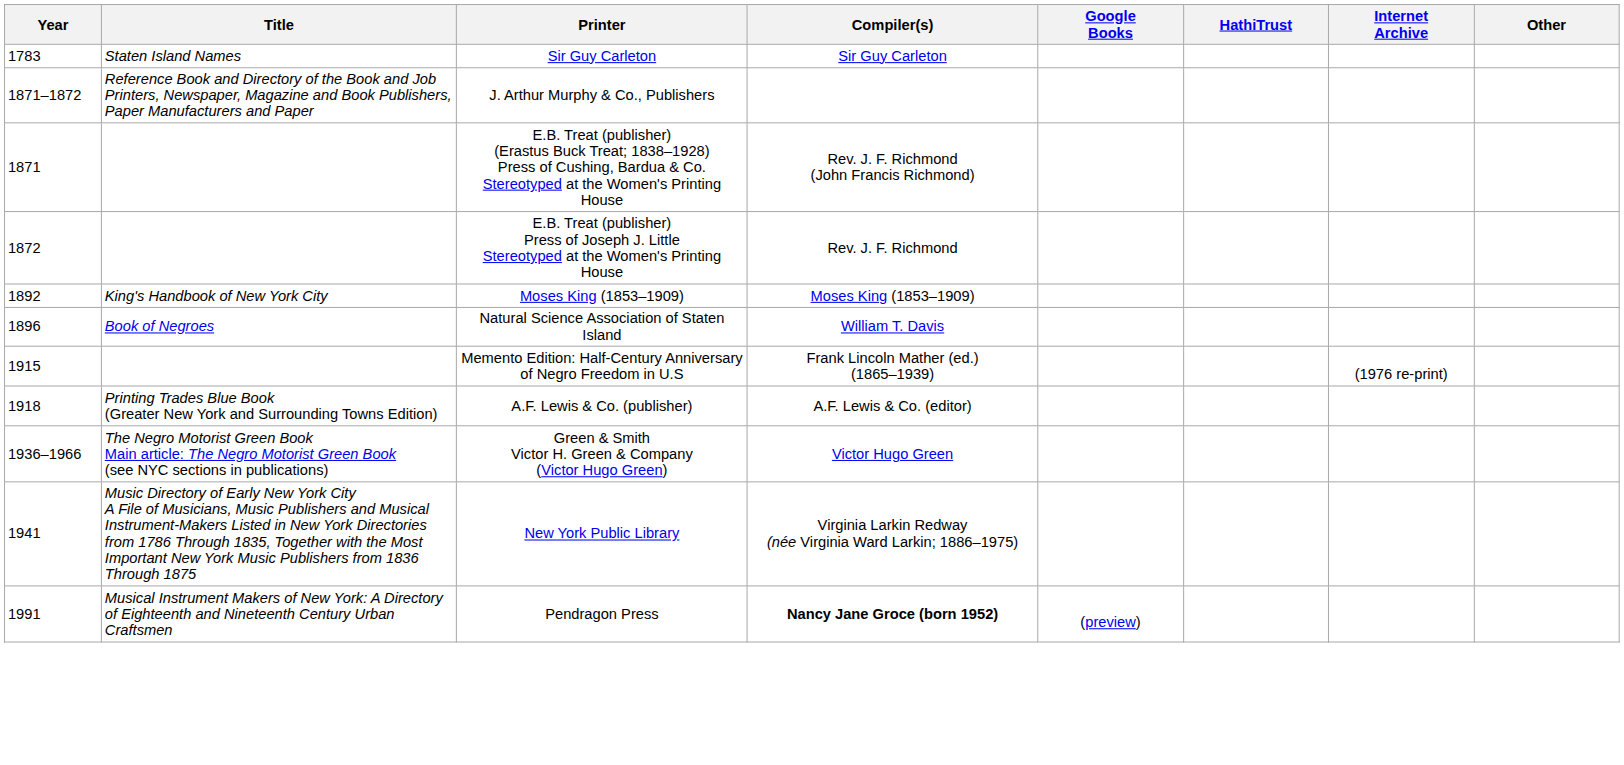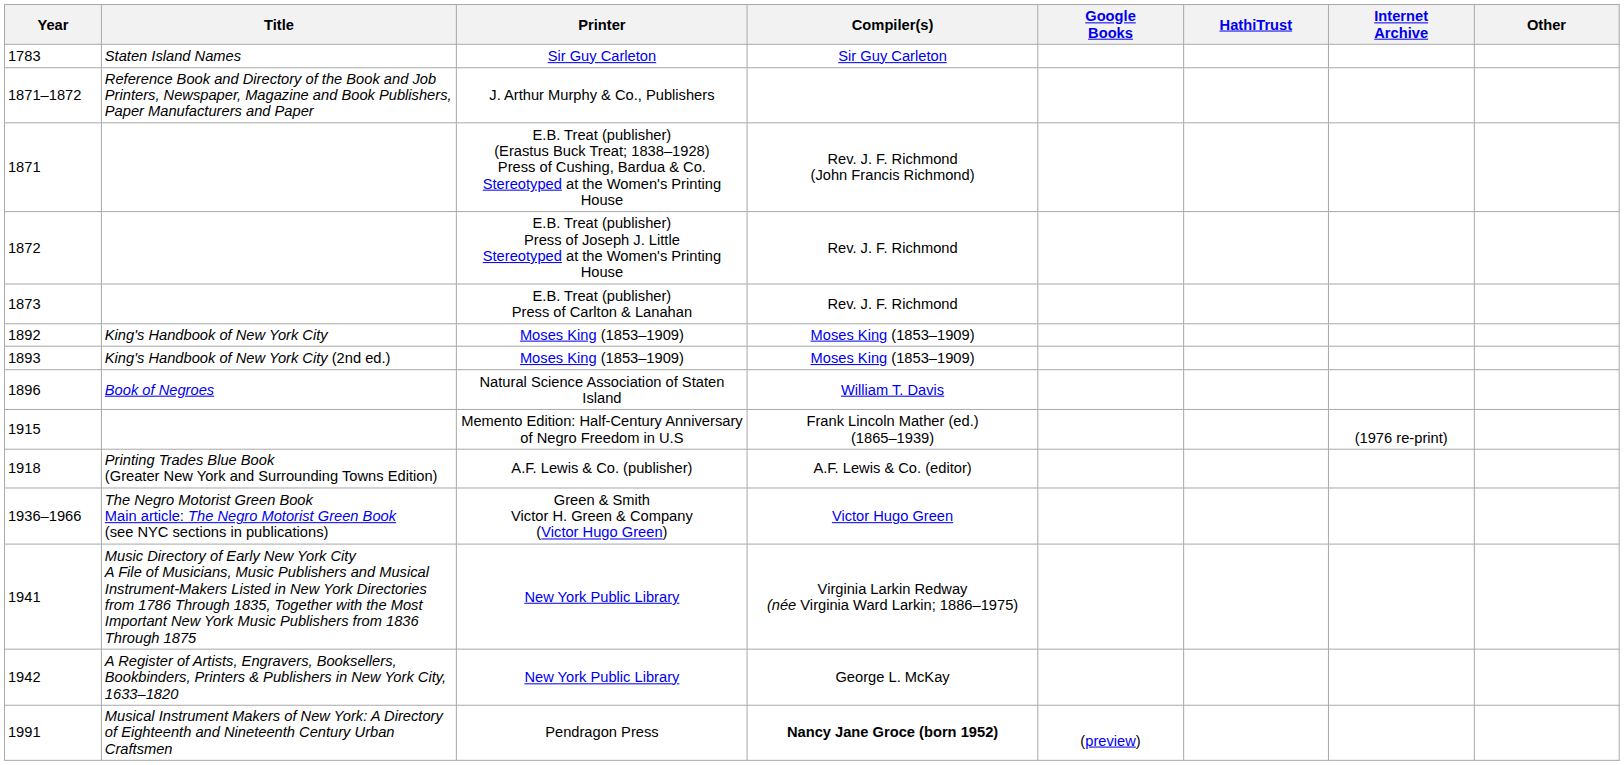+ row: (24, 304)
+ row: (24, 358)
+ row: (24, 677)
